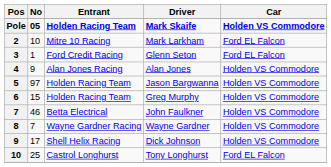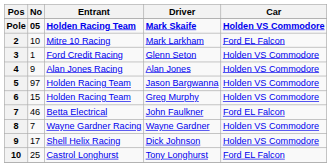(254, 54) Ford EL Falcon -> (271, 54) Holden VS Commodore
(271, 112) Holden VS Commodore -> (254, 112) Ford EL Falcon
